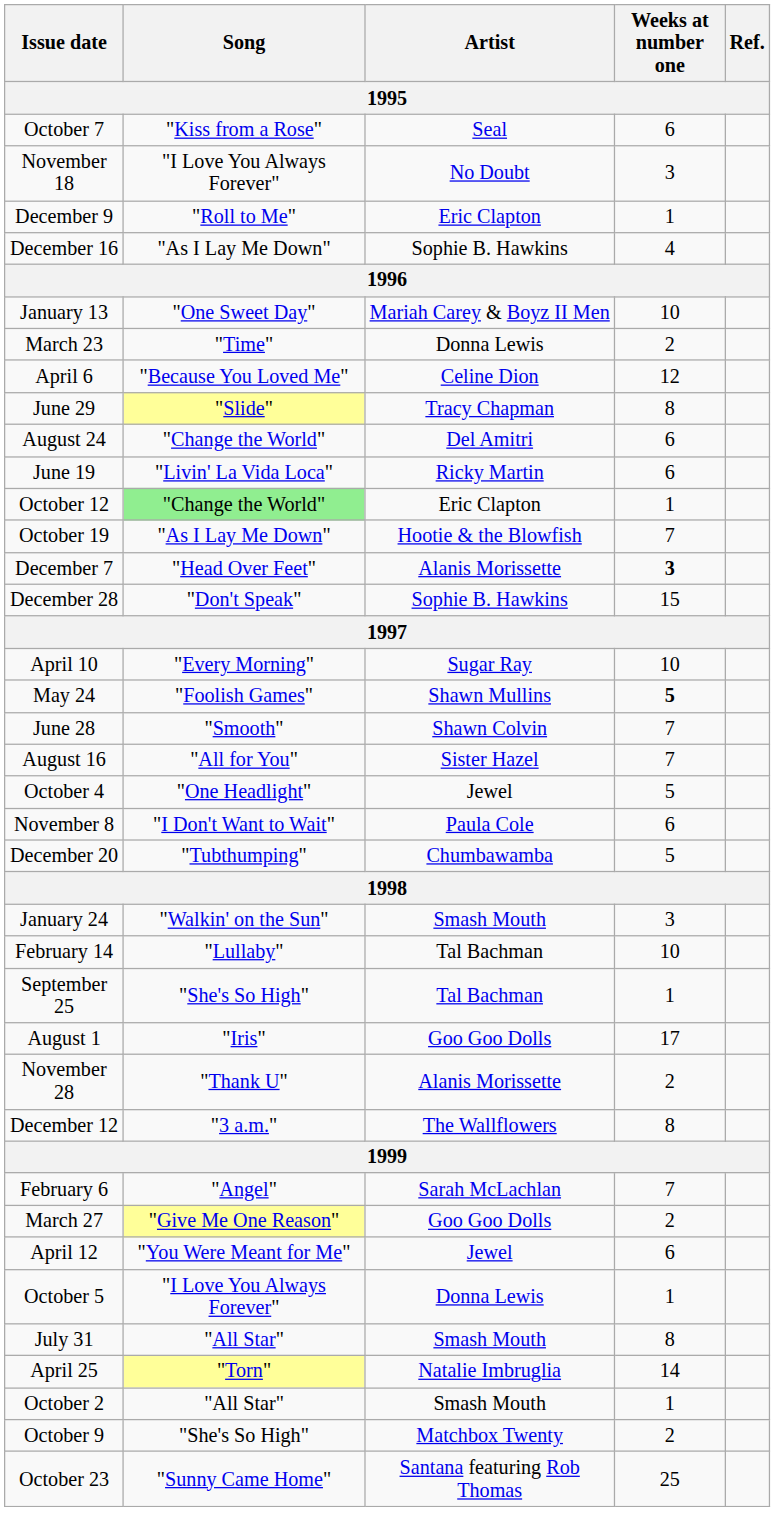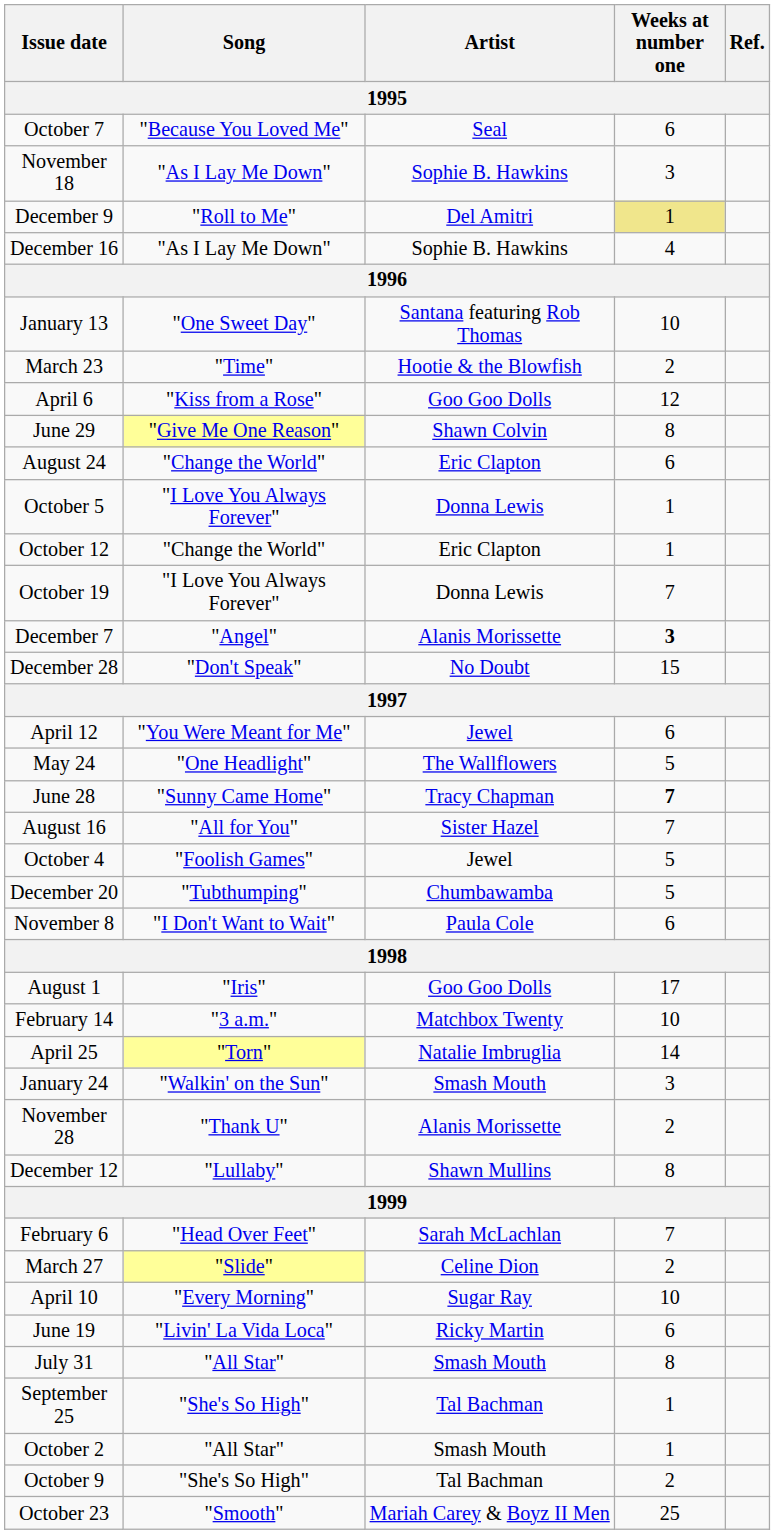(244, 129) "Kiss from a Rose" -> (244, 129) "Because You Loved Me"
(244, 173) "I Love You Always Forever" -> (244, 173) "As I Lay Me Down"
(490, 173) No Doubt -> (490, 173) Sophie B. Hawkins
(490, 216) Eric Clapton -> (490, 216) Del Amitri
(670, 216) no background -> (670, 216) khaki background
(490, 312) Mariah Carey & Boyz II Men -> (490, 323) Santana featuring Rob Thomas
(490, 344) Donna Lewis -> (490, 366) Hootie & the Blowfish
(244, 376) "Because You Loved Me" -> (244, 398) "Kiss from a Rose"
(490, 376) Celine Dion -> (490, 398) Goo Goo Dolls
(244, 408) "Slide" -> (244, 430) "Give Me One Reason"
(490, 408) Tracy Chapman -> (490, 430) Shawn Colvin
(490, 440) Del Amitri -> (490, 462) Eric Clapton
rows swapped: (64, 1296) <-> (64, 472)
(244, 504) lightgreen background -> (244, 549) no background
(244, 536) "As I Lay Me Down" -> (244, 592) "I Love You Always Forever"
(490, 536) Hootie & the Blowfish -> (490, 592) Donna Lewis
(244, 568) "Head Over Feet" -> (244, 636) "Angel"
(490, 600) Sophie B. Hawkins -> (490, 668) No Doubt
rows swapped: (64, 1252) <-> (64, 664)
(244, 696) "Foolish Games" -> (244, 764) "One Headlight"
(490, 696) Shawn Mullins -> (490, 764) The Wallflowers
(670, 696) bold -> (670, 764) normal
(244, 727) "Smooth" -> (244, 796) "Sunny Came Home"
(490, 727) Shawn Colvin -> (490, 796) Tracy Chapman
(670, 727) normal -> (670, 796) bold
(244, 791) "One Headlight" -> (244, 859) "Foolish Games"
rows swapped: (64, 823) <-> (64, 855)
rows swapped: (64, 919) <-> (64, 1038)
(244, 951) "Lullaby" -> (244, 1019) "3 a.m."
(490, 951) Tal Bachman -> (490, 1019) Matchbox Twenty
rows swapped: (64, 1371) <-> (64, 995)
(244, 1125) "3 a.m." -> (244, 1170) "Lullaby"
(490, 1125) The Wallflowers -> (490, 1170) Shawn Mullins
(244, 1188) "Angel" -> (244, 1234) "Head Over Feet"
(244, 1220) "Give Me One Reason" -> (244, 1266) "Slide"
(490, 1220) Goo Goo Dolls -> (490, 1266) Celine Dion
(490, 1435) Matchbox Twenty -> (490, 1480) Tal Bachman
(244, 1478) "Sunny Came Home" -> (244, 1512) "Smooth"
(490, 1478) Santana featuring Rob Thomas -> (490, 1512) Mariah Carey & Boyz II Men
